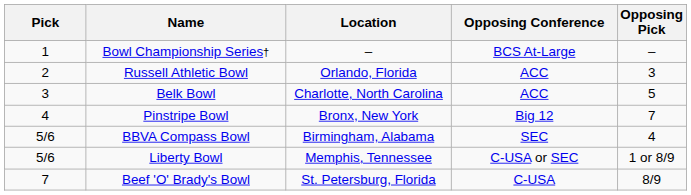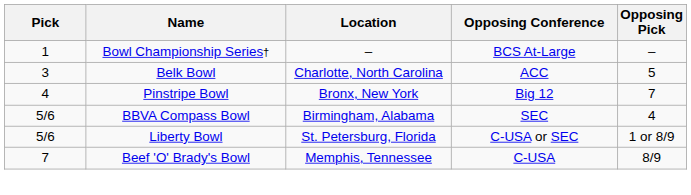- row: (186, 72)
(369, 158) Memphis, Tennessee -> (369, 136) St. Petersburg, Florida
(369, 179) St. Petersburg, Florida -> (369, 158) Memphis, Tennessee
